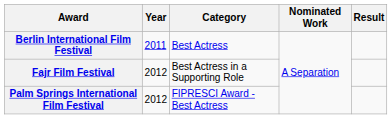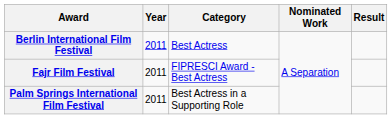(156, 72) 2012 -> (156, 72) 2011
(209, 72) Best Actress in a Supporting Role -> (213, 72) FIPRESCI Award - Best Actress
(156, 100) 2012 -> (156, 100) 2011
(213, 100) FIPRESCI Award - Best Actress -> (209, 100) Best Actress in a Supporting Role
